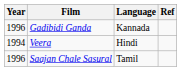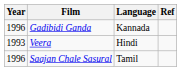(16, 43) 1994 -> (16, 43) 1993
